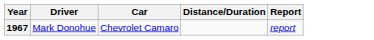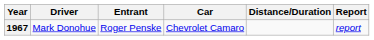+ column: (131, 12)
